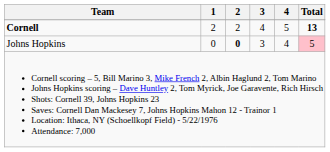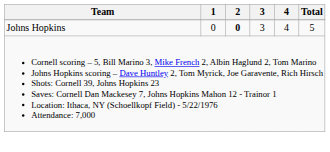- row: (23, 28)
(312, 43) pink background -> (312, 28) no background
